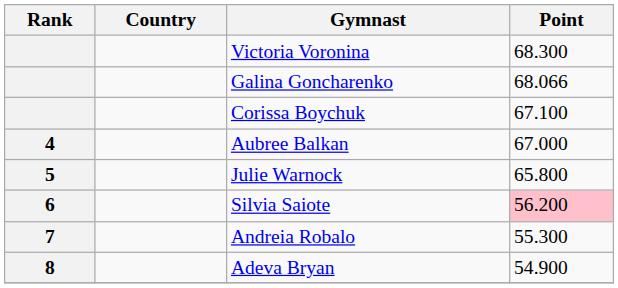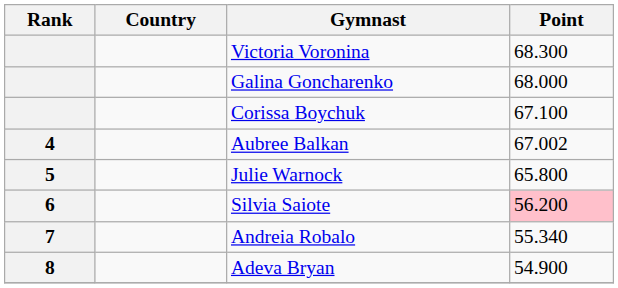(541, 81) 68.066 -> (541, 81) 68.000
(541, 143) 67.000 -> (541, 143) 67.002
(541, 236) 55.300 -> (541, 236) 55.340
